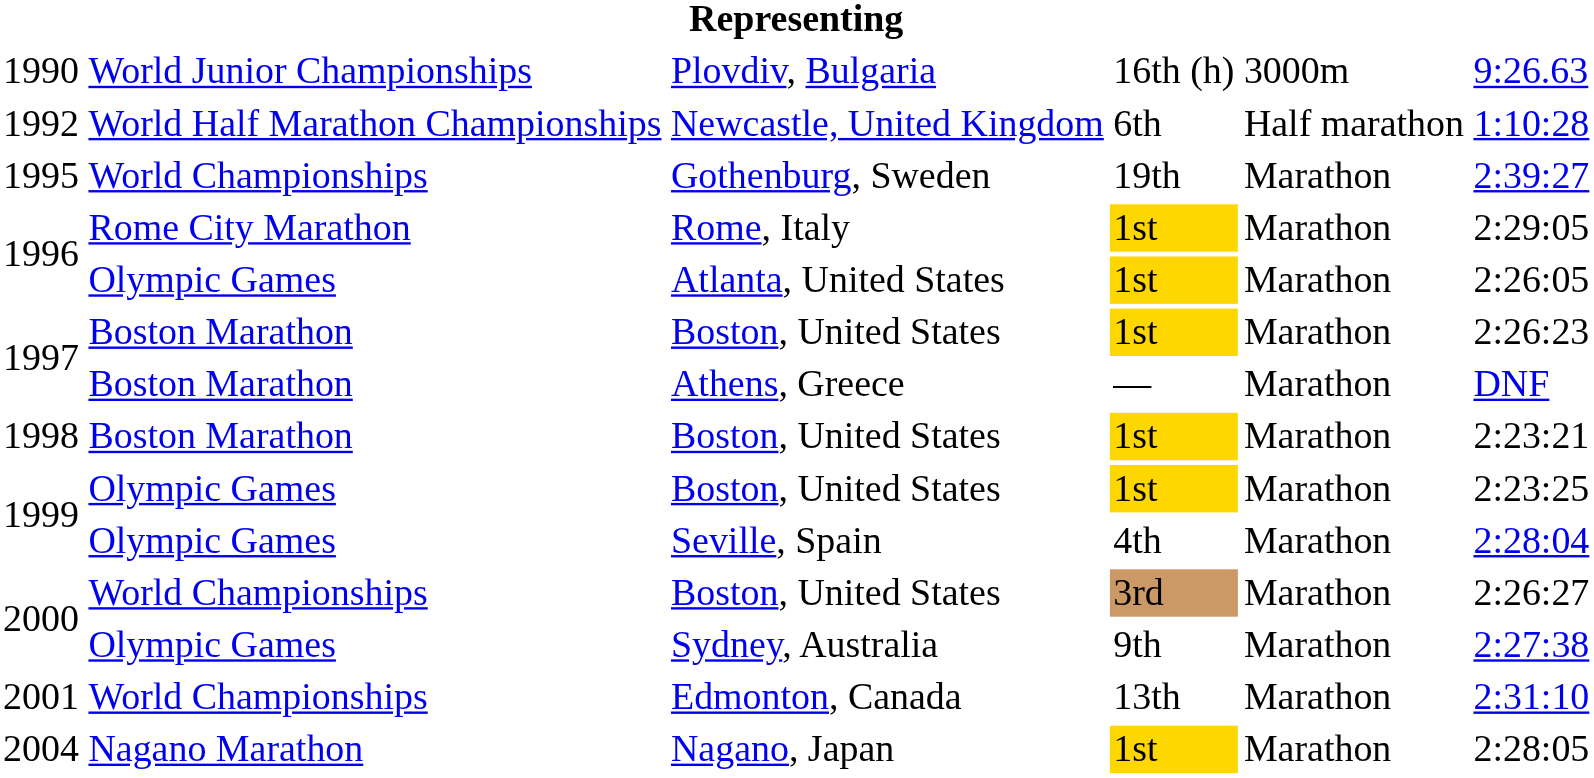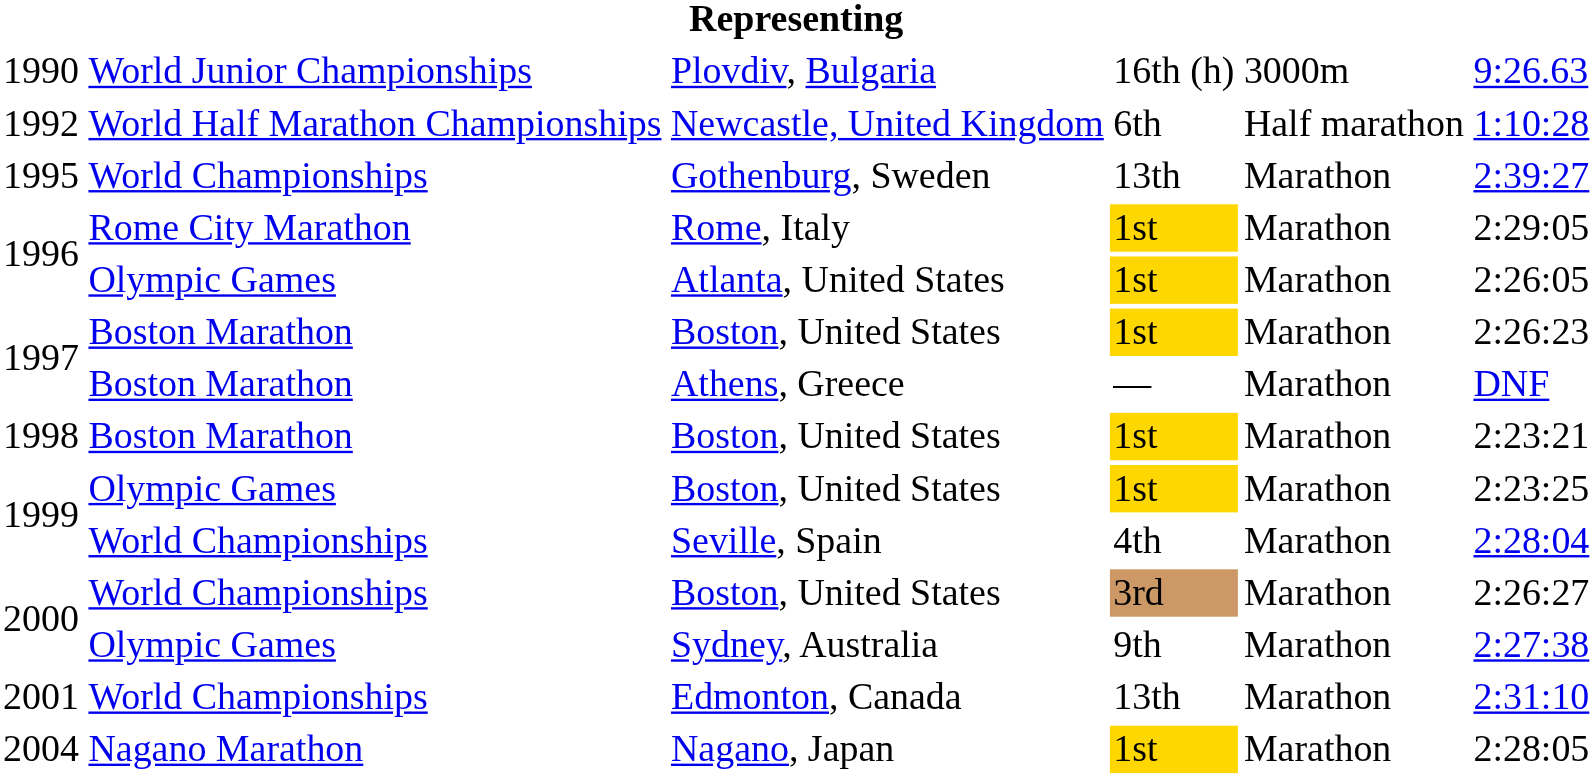(1147, 175) 19th -> (1147, 175) 13th
(212, 540) Olympic Games -> (258, 540) World Championships
